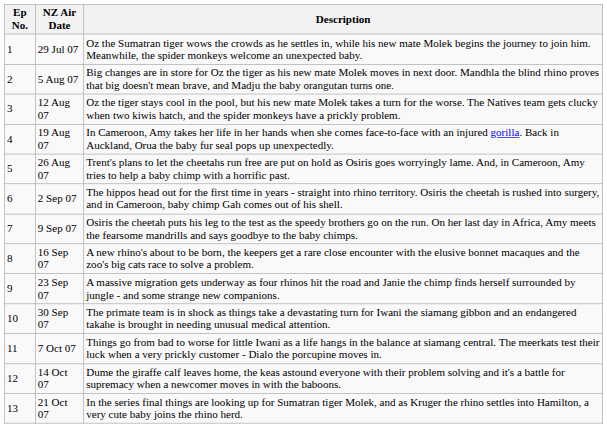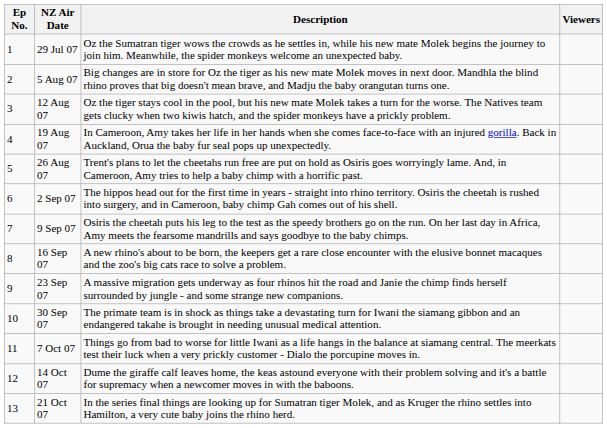+ column: (581, 19)
